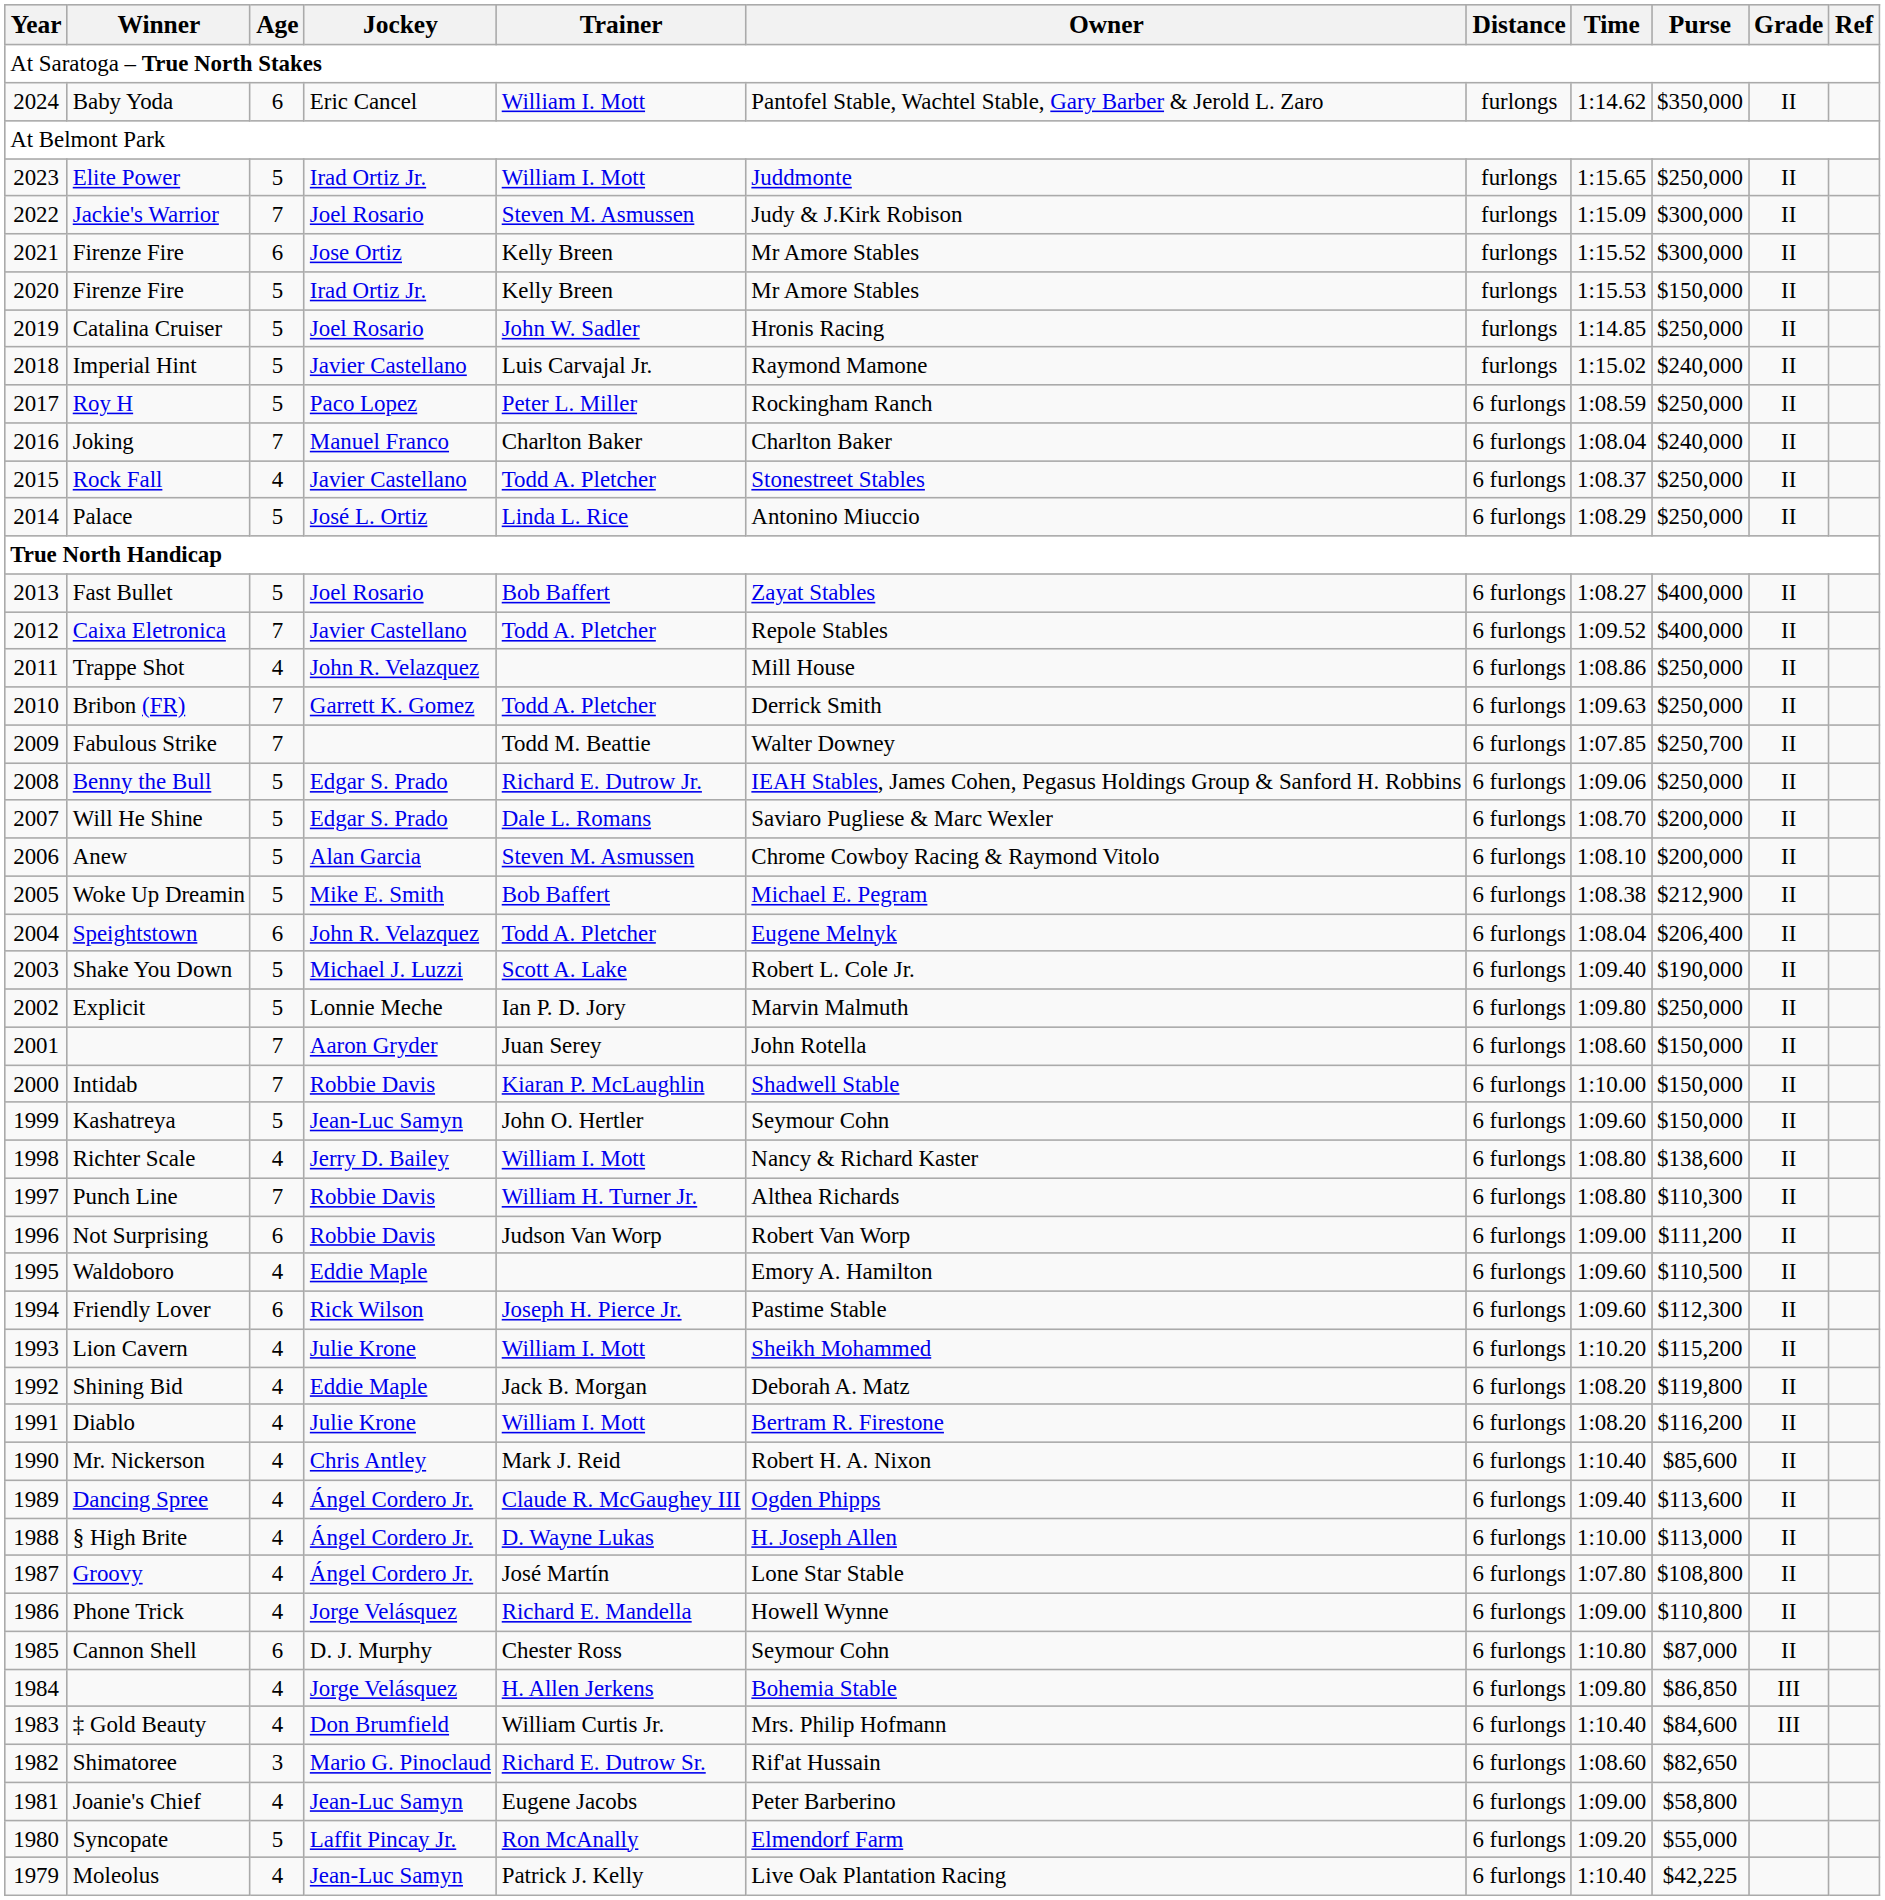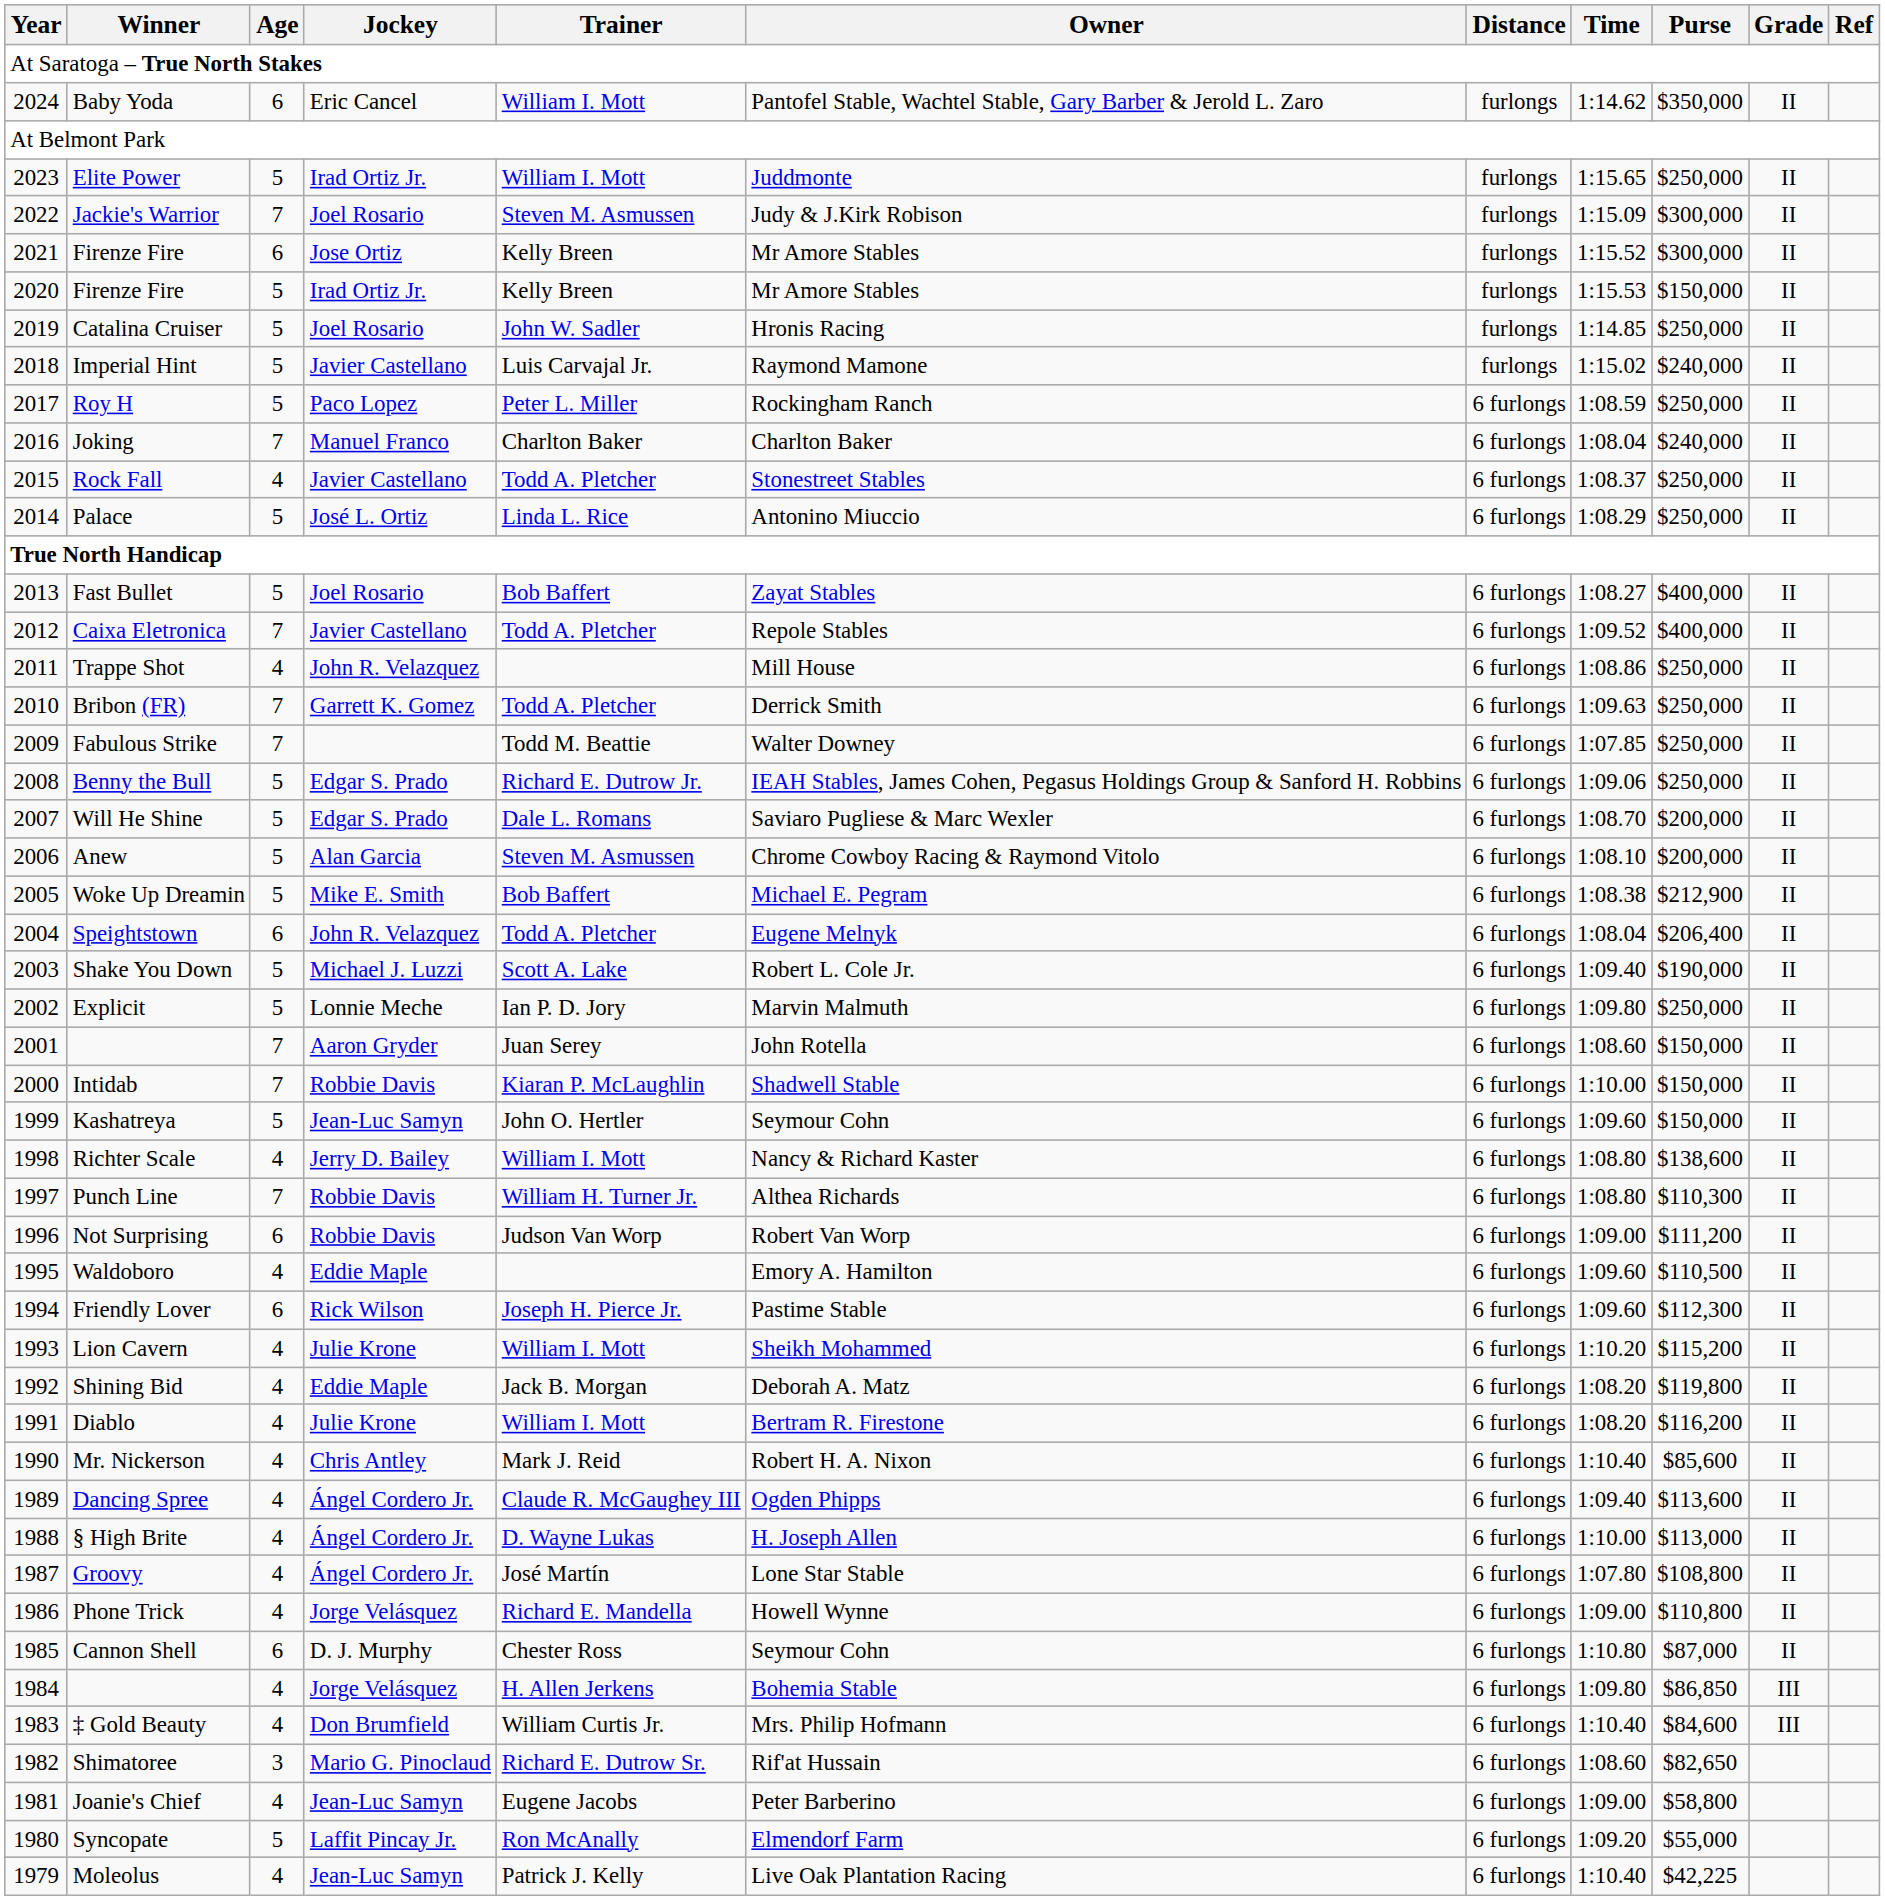(1700, 743) $250,700 -> (1700, 743) $250,000
